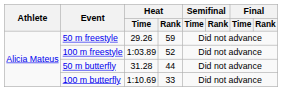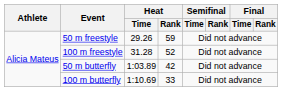(141, 52) 1:03.89 -> (141, 52) 31.28
(141, 66) 31.28 -> (141, 66) 1:03.89
(170, 66) 44 -> (170, 66) 42
